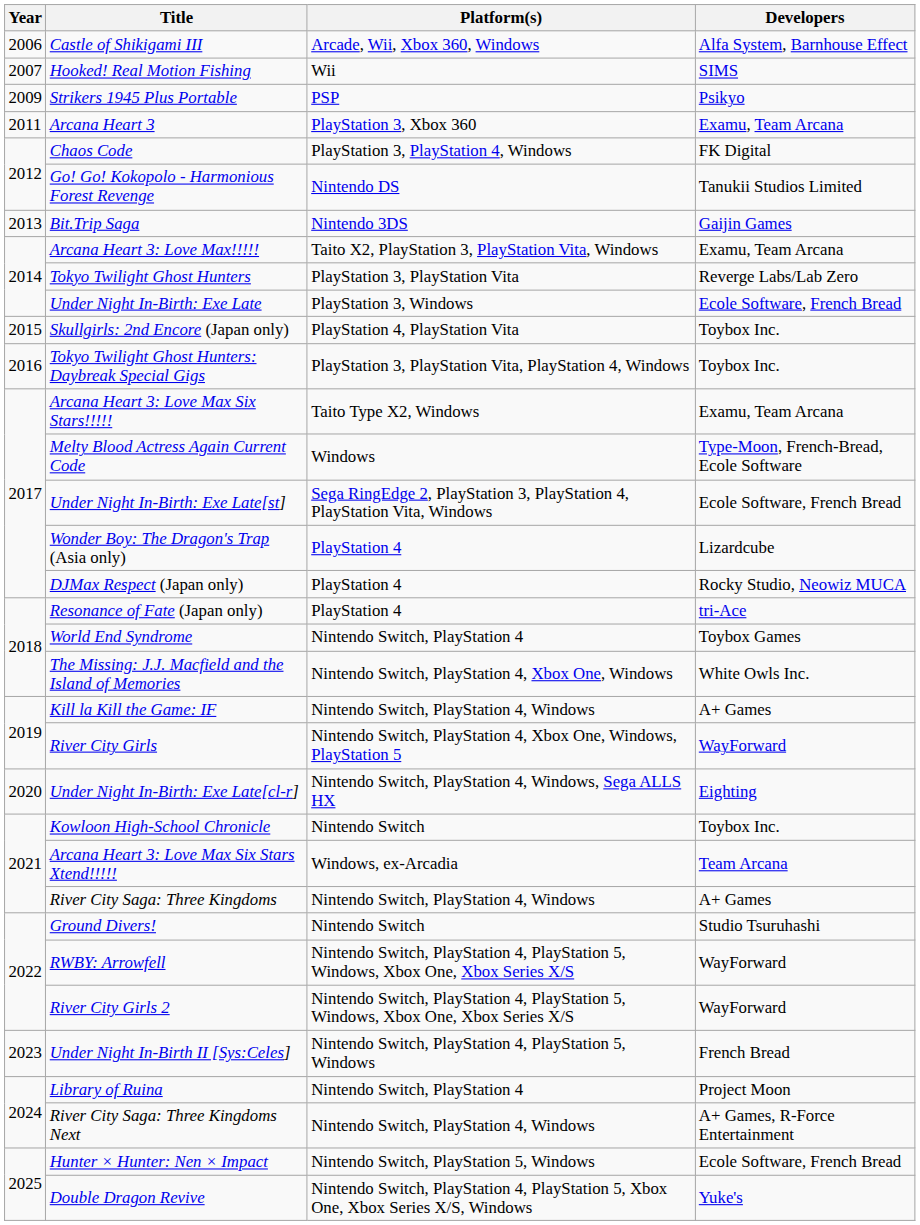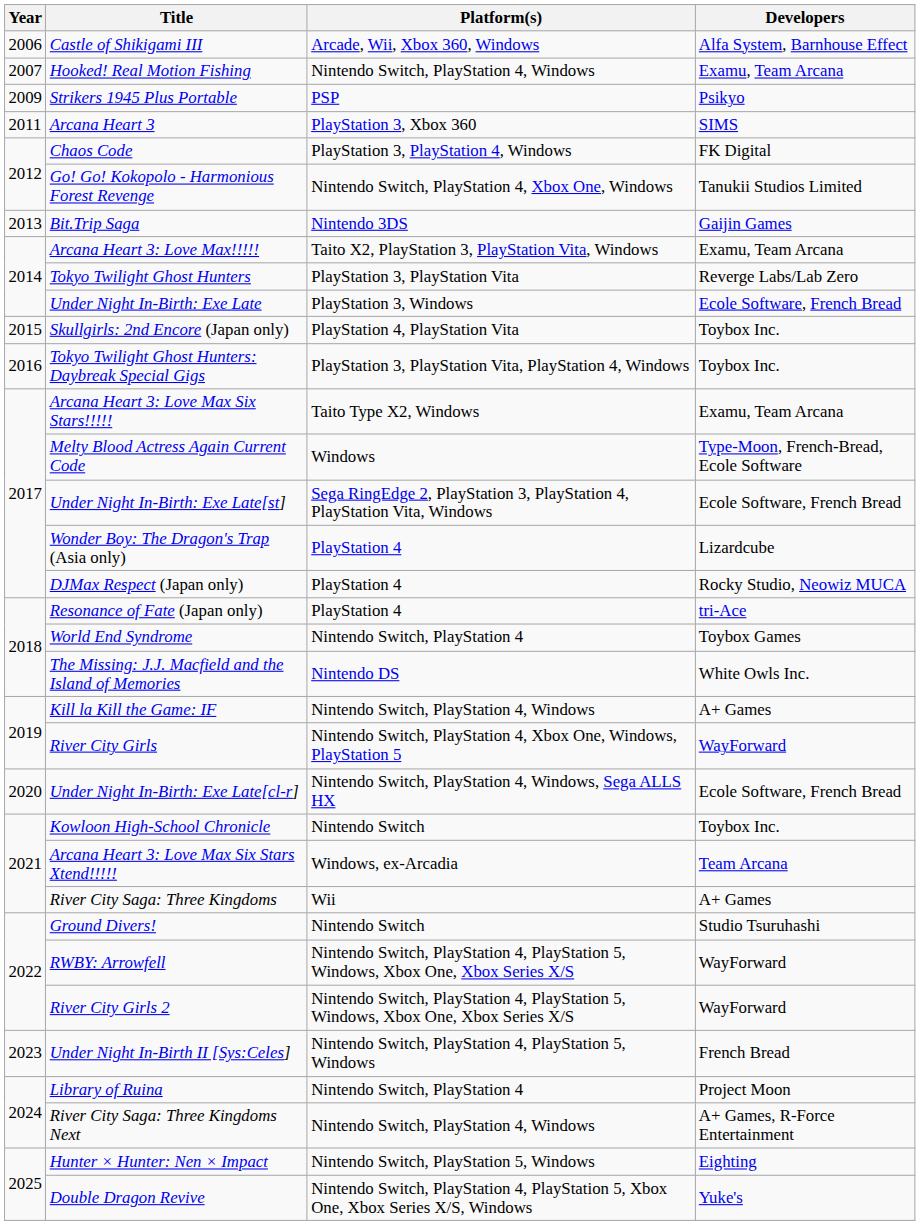(323, 71) Wii -> (453, 71) Nintendo Switch, PlayStation 4, Windows
(718, 71) SIMS -> (771, 71) Examu, Team Arcana
(771, 124) Examu, Team Arcana -> (718, 124) SIMS
(355, 187) Nintendo DS -> (492, 187) Nintendo Switch, PlayStation 4, Xbox One, Windows
(492, 673) Nintendo Switch, PlayStation 4, Xbox One, Windows -> (355, 673) Nintendo DS
(728, 791) Eighting -> (800, 791) Ecole Software, French Bread
(453, 899) Nintendo Switch, PlayStation 4, Windows -> (323, 899) Wii
(800, 1161) Ecole Software, French Bread -> (728, 1161) Eighting
